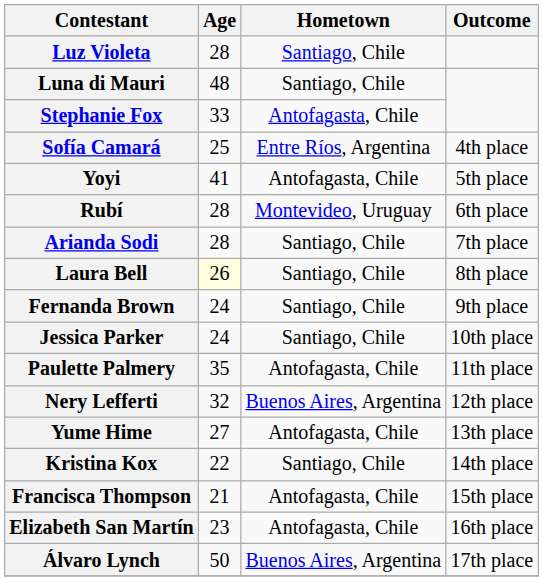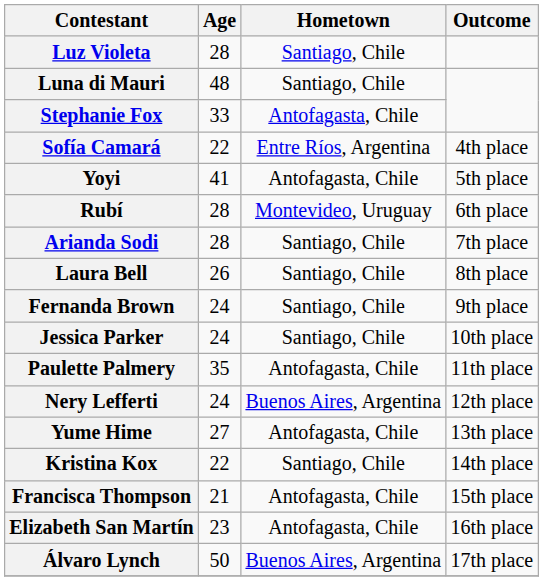(220, 147) 25 -> (220, 147) 22
(220, 274) lightyellow background -> (220, 274) no background
(220, 400) 32 -> (220, 400) 24
